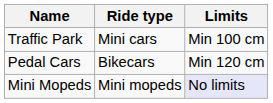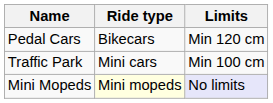rows swapped: (45, 39) <-> (44, 62)
(140, 86) no background -> (140, 86) lightyellow background
